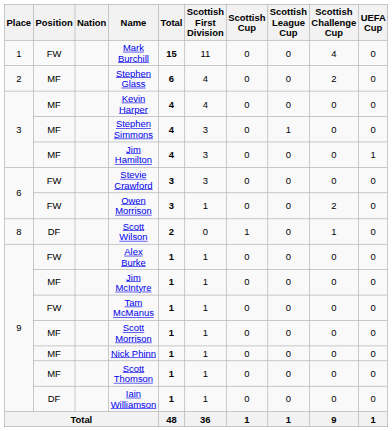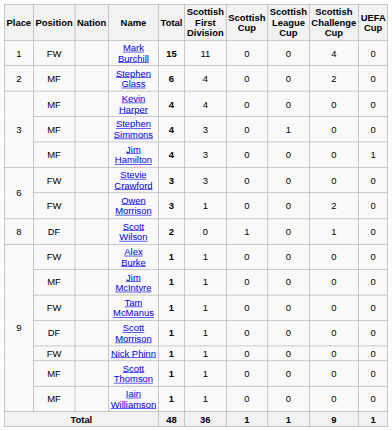(54, 333) MF -> (54, 333) DF
(54, 353) MF -> (54, 353) FW
(54, 399) DF -> (54, 399) MF
